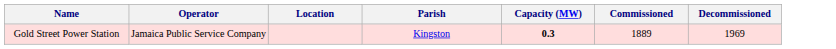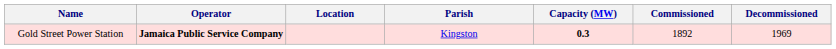(199, 34) normal -> (211, 34) bold
(641, 34) 1889 -> (682, 34) 1892
